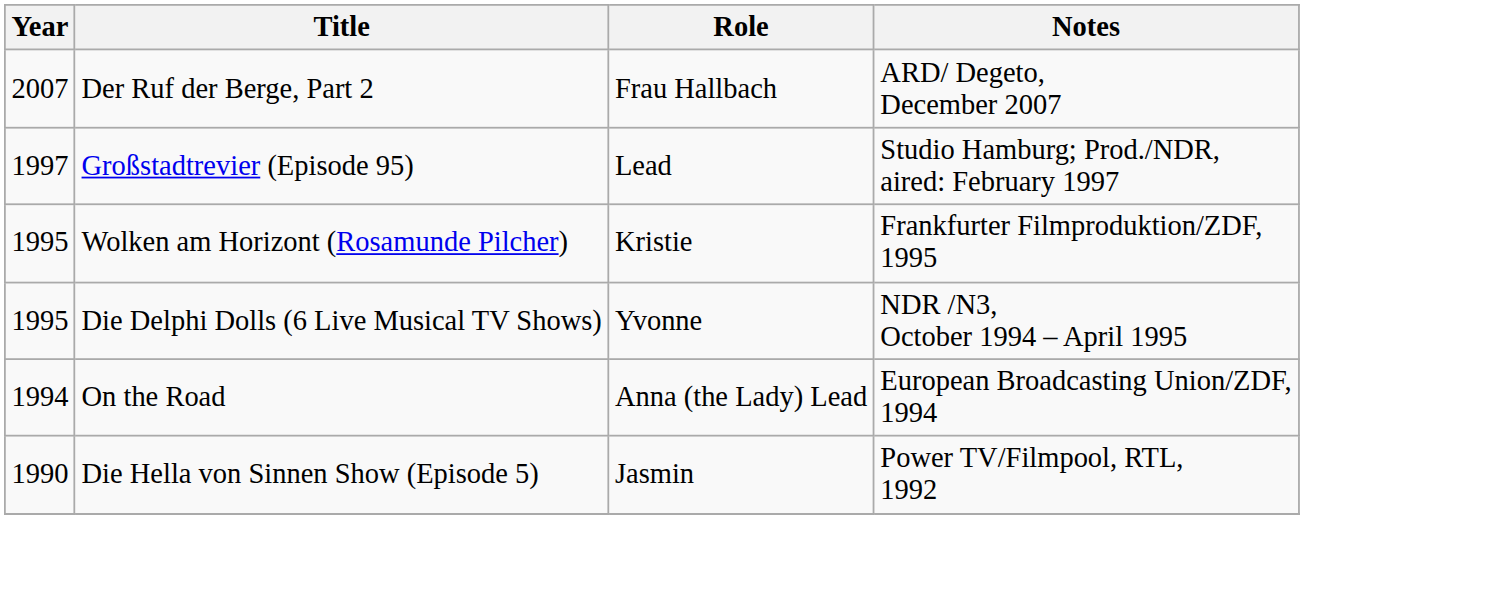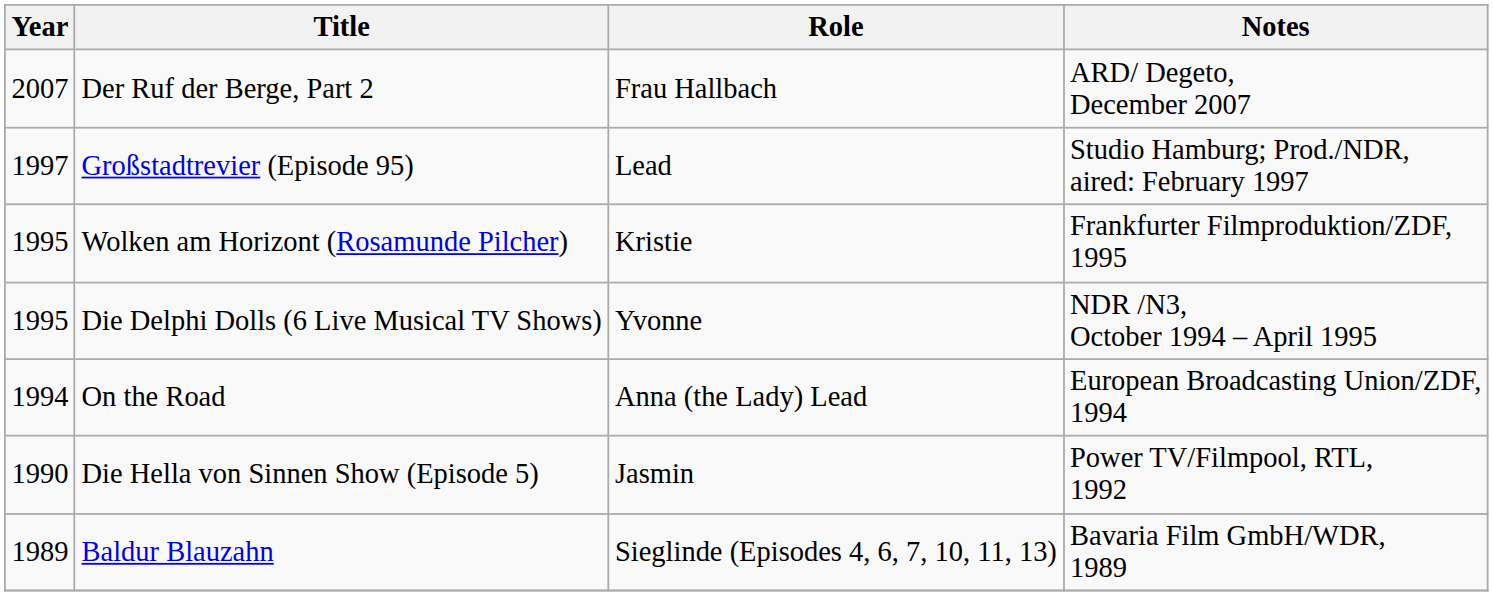+ row: (178, 551)
